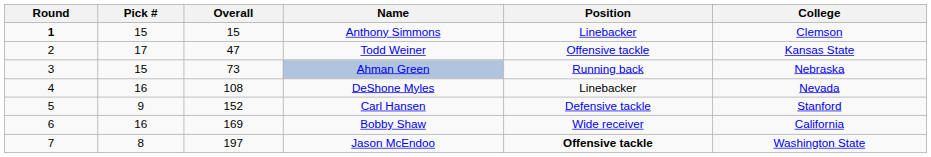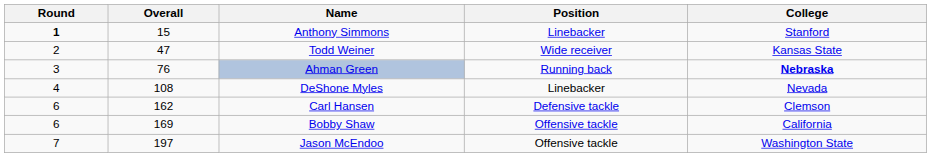- column: (141, 13)
(819, 32) Clemson -> (807, 32) Stanford
(608, 50) Offensive tackle -> (576, 50) Wide receiver
(233, 69) 73 -> (164, 69) 76
(819, 69) normal -> (807, 69) bold
(51, 106) 5 -> (56, 106) 6
(233, 106) 152 -> (164, 106) 162
(819, 106) Stanford -> (807, 106) Clemson
(608, 124) Wide receiver -> (576, 124) Offensive tackle
(608, 143) bold -> (576, 143) normal
